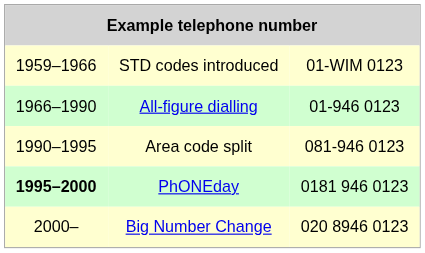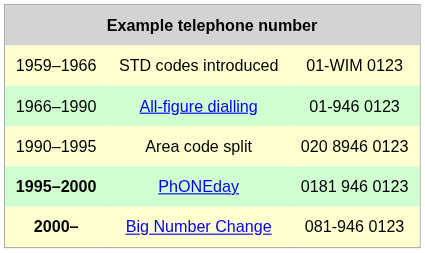(355, 146) 081-946 0123 -> (355, 146) 020 8946 0123
(56, 227) normal -> (56, 227) bold
(355, 227) 020 8946 0123 -> (355, 227) 081-946 0123
